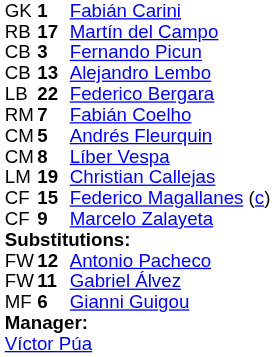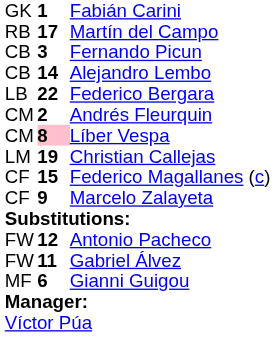(48, 73) 13 -> (48, 73) 14
- row: (131, 114)
(42, 135) 5 -> (42, 114) 2
(42, 156) no background -> (42, 135) pink background
